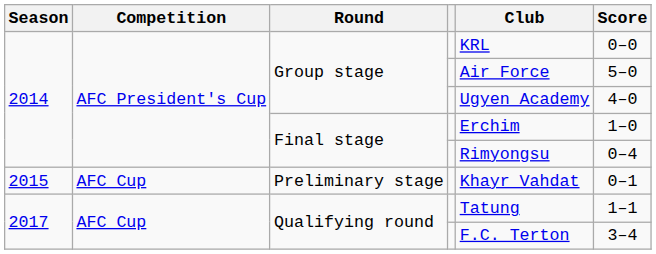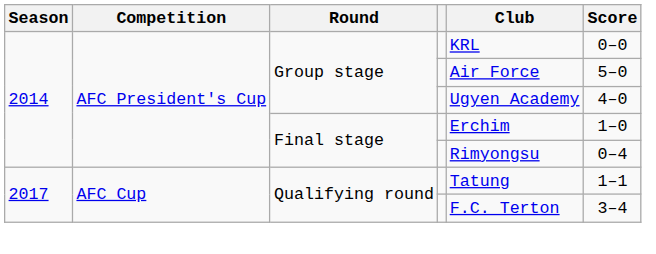- row: (29, 181)
